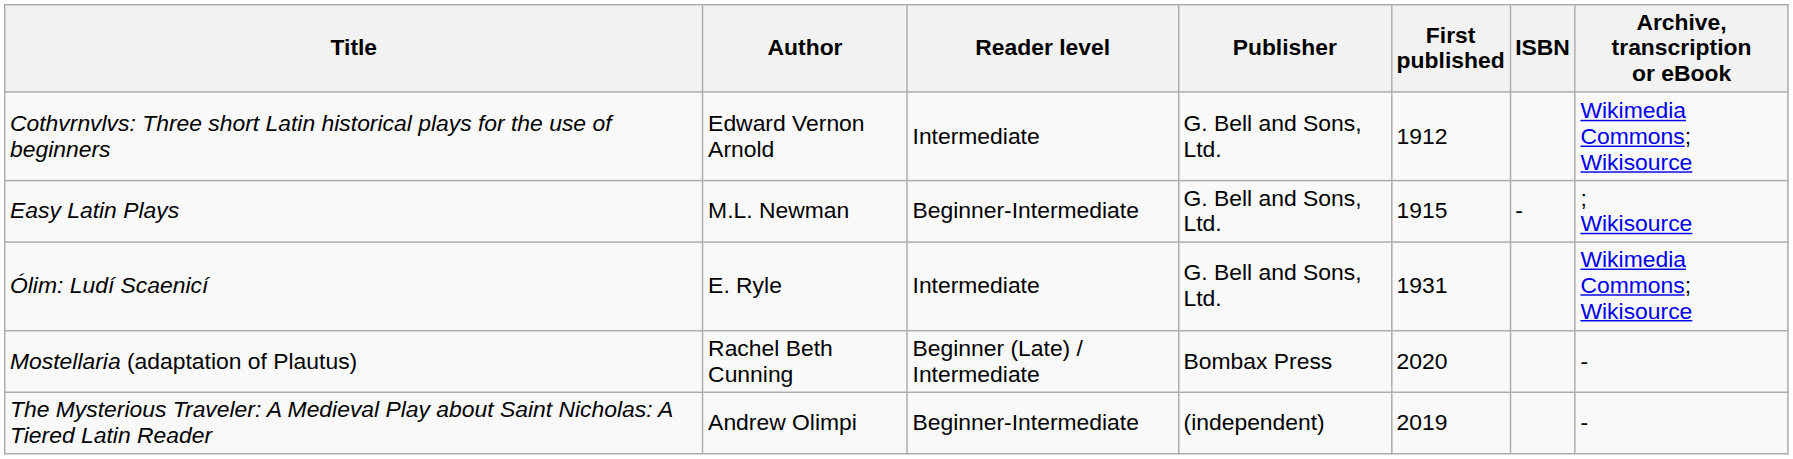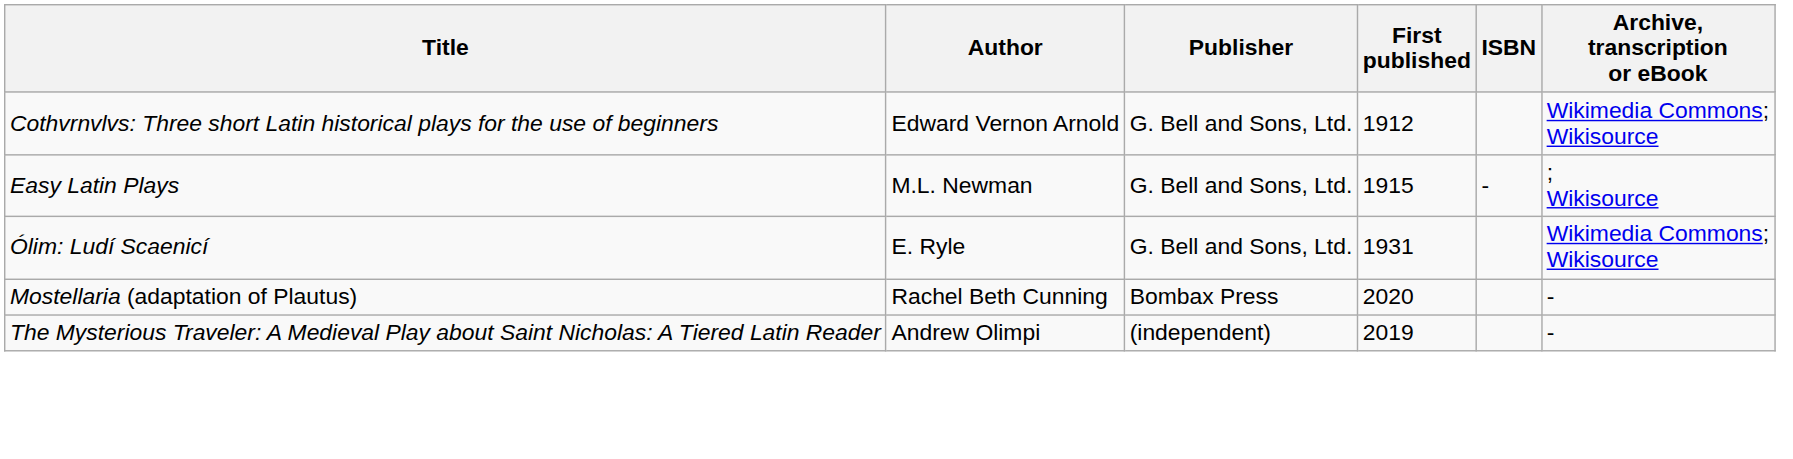- column: (1043, 48)
